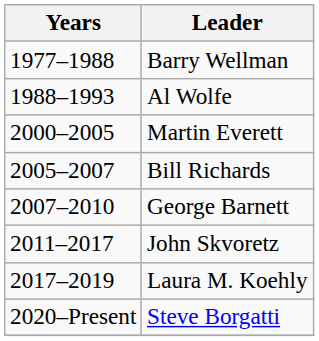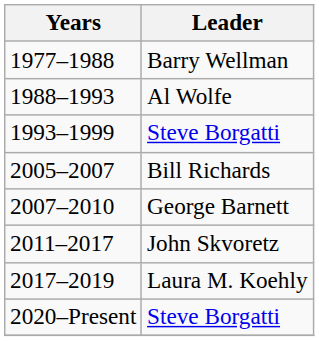+ row: (62, 133)
- row: (62, 133)
